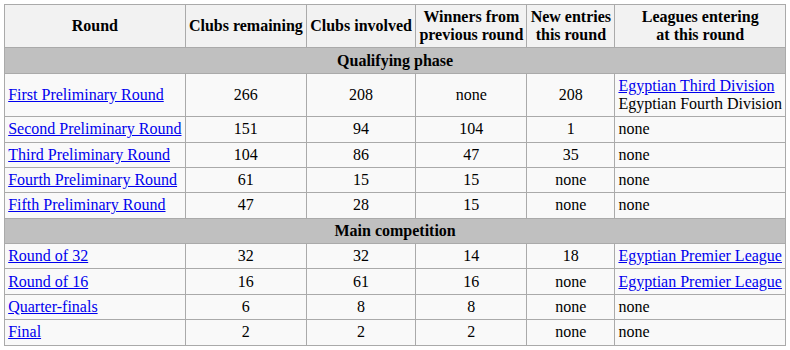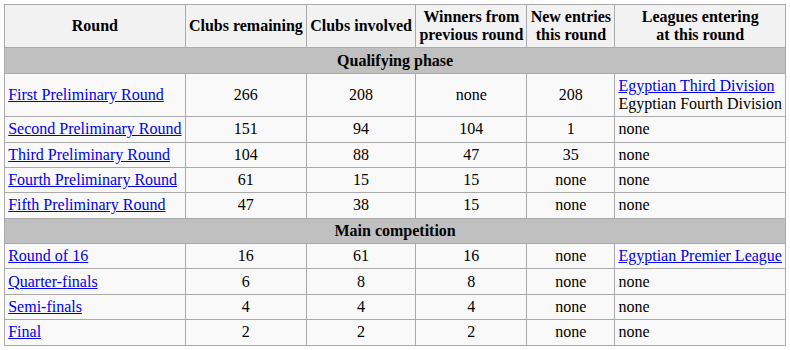(361, 154) 86 -> (361, 154) 88
(361, 205) 28 -> (361, 205) 38
- row: (48, 256)
+ row: (45, 306)
